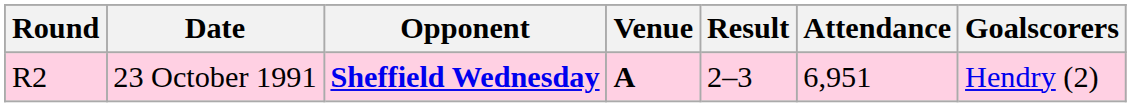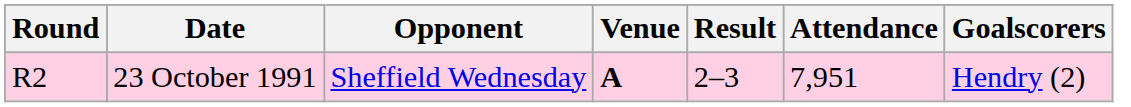(465, 76) bold -> (458, 76) normal
(837, 76) 6,951 -> (824, 76) 7,951
